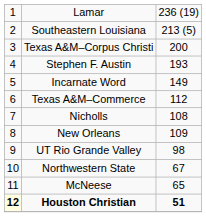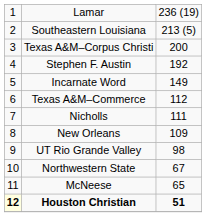(179, 64) 193 -> (179, 64) 192
(179, 116) 108 -> (179, 116) 111
